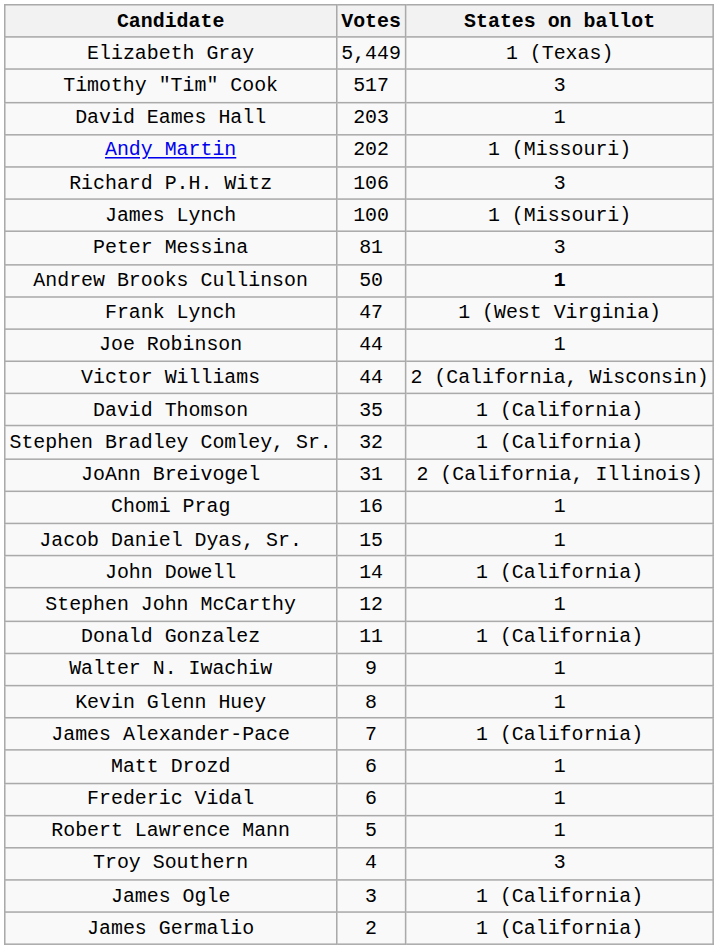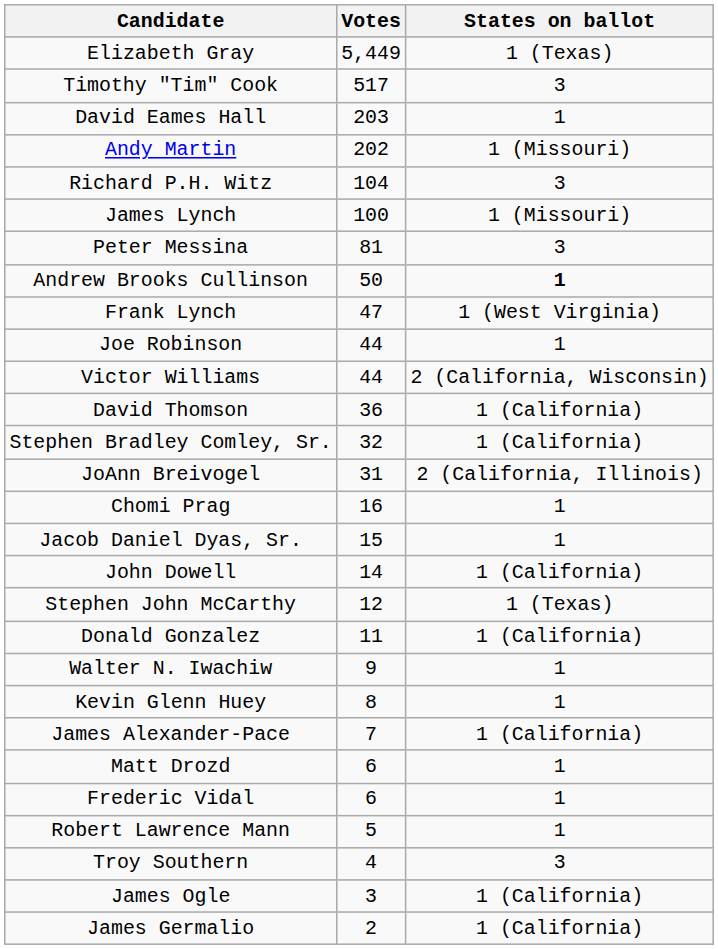(371, 183) 106 -> (371, 183) 104
(371, 410) 35 -> (371, 410) 36
(560, 604) 1 -> (560, 604) 1 (Texas)
